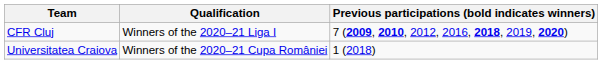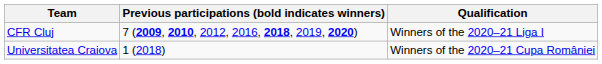columns swapped: (225, 13) <-> (464, 13)
